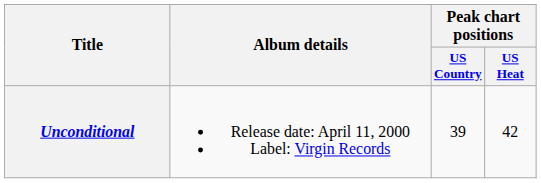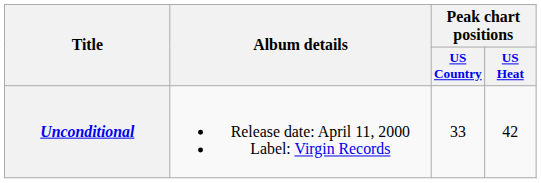(458, 131) 39 -> (458, 131) 33
